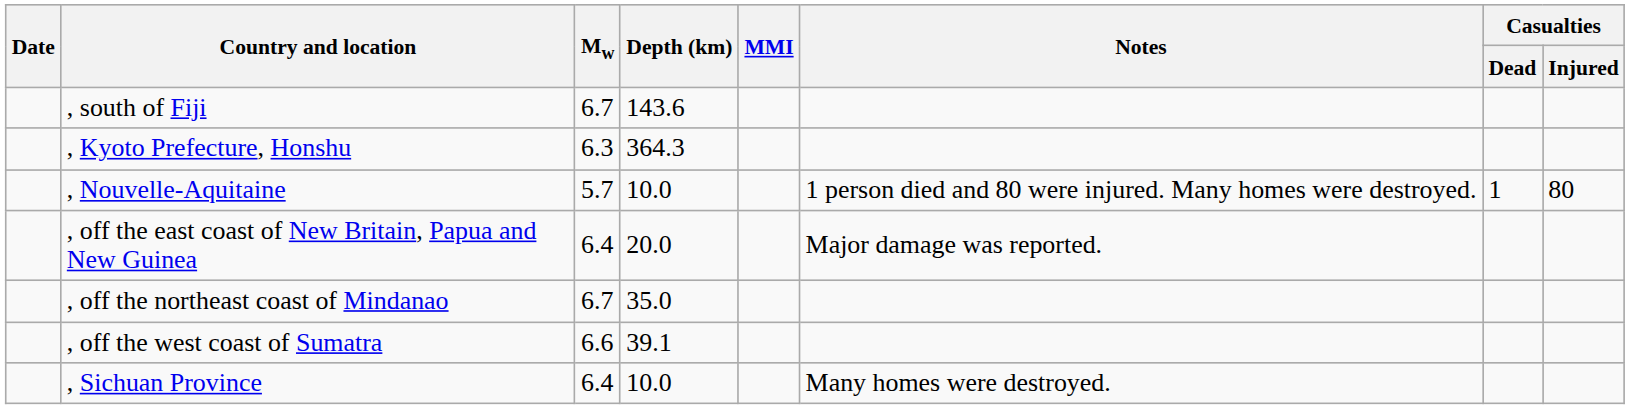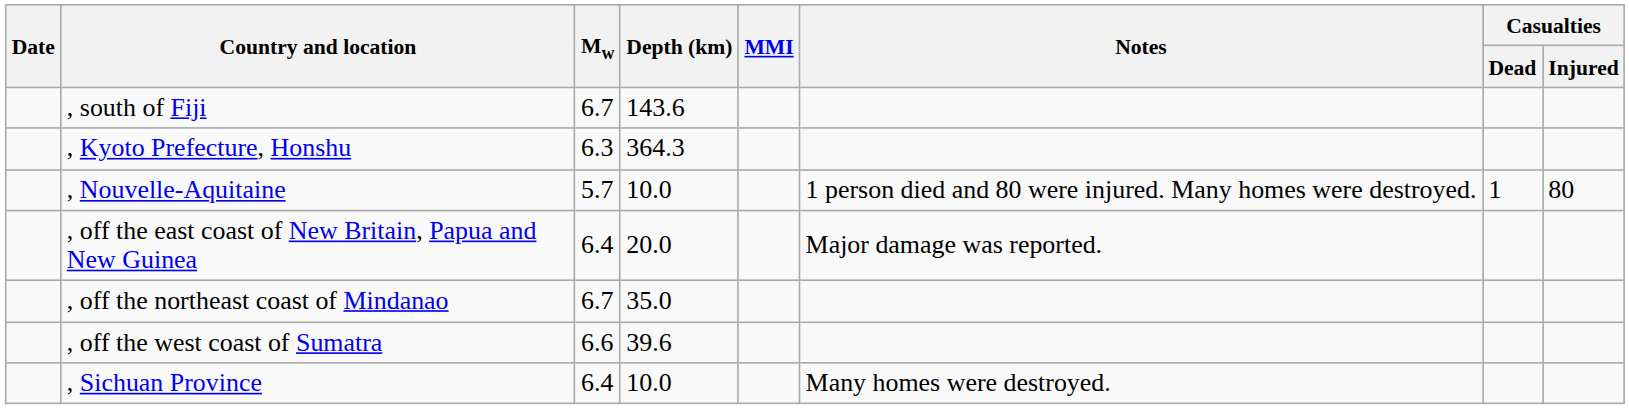(649, 341) 39.1 -> (649, 341) 39.6
